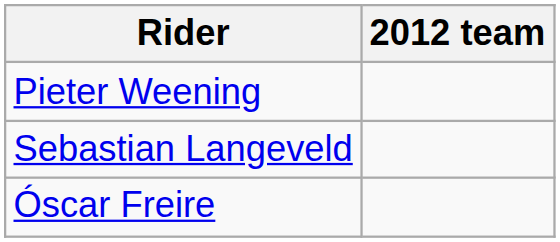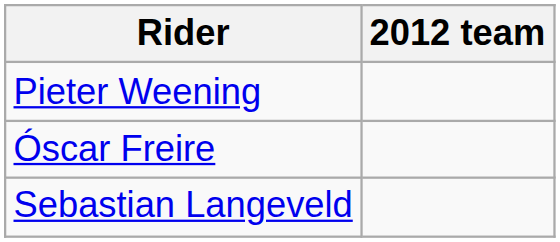rows swapped: (183, 148) <-> (114, 206)
